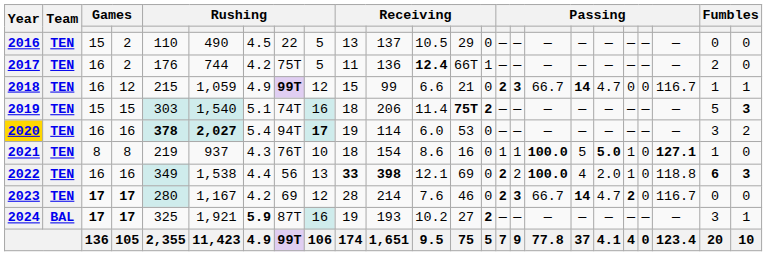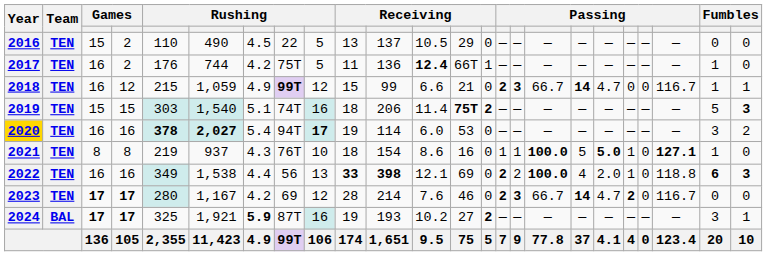(715, 65) 2 -> (715, 65) 1
